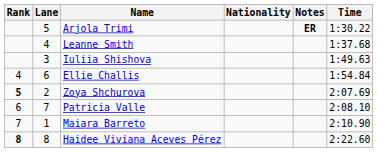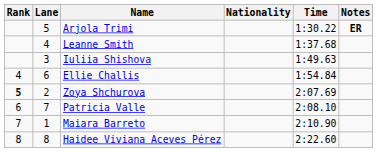columns swapped: (350, 12) <-> (310, 12)
(18, 139) bold -> (18, 139) normal
